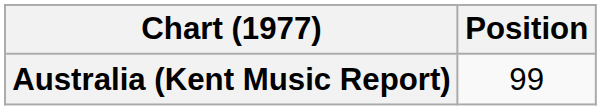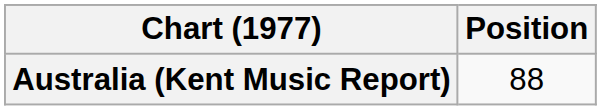(527, 78) 99 -> (527, 78) 88
